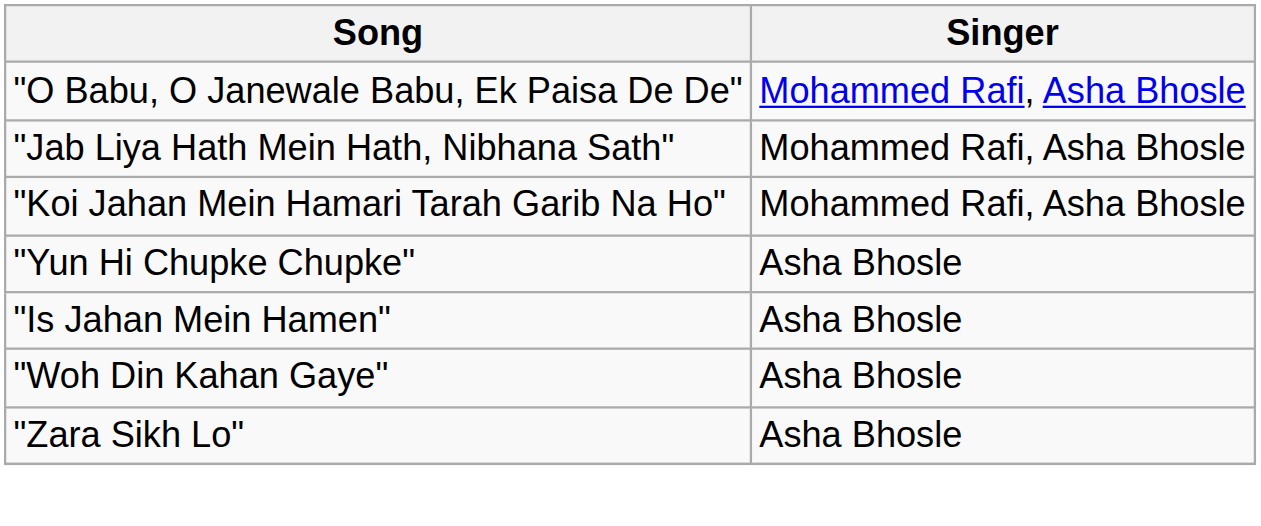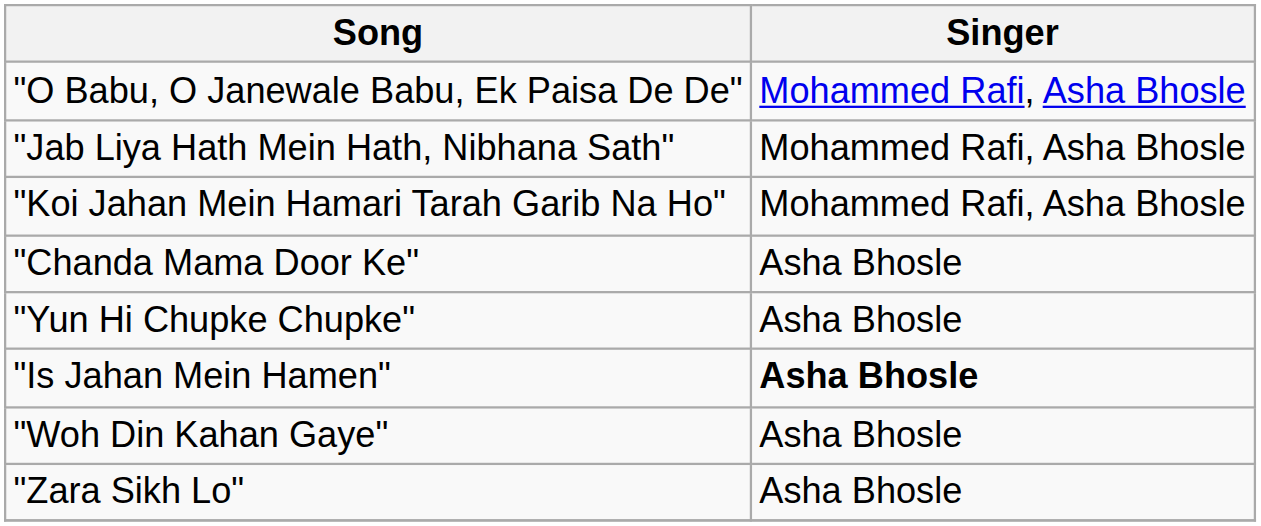+ row: (216, 262)
(861, 319) normal -> (869, 377) bold
